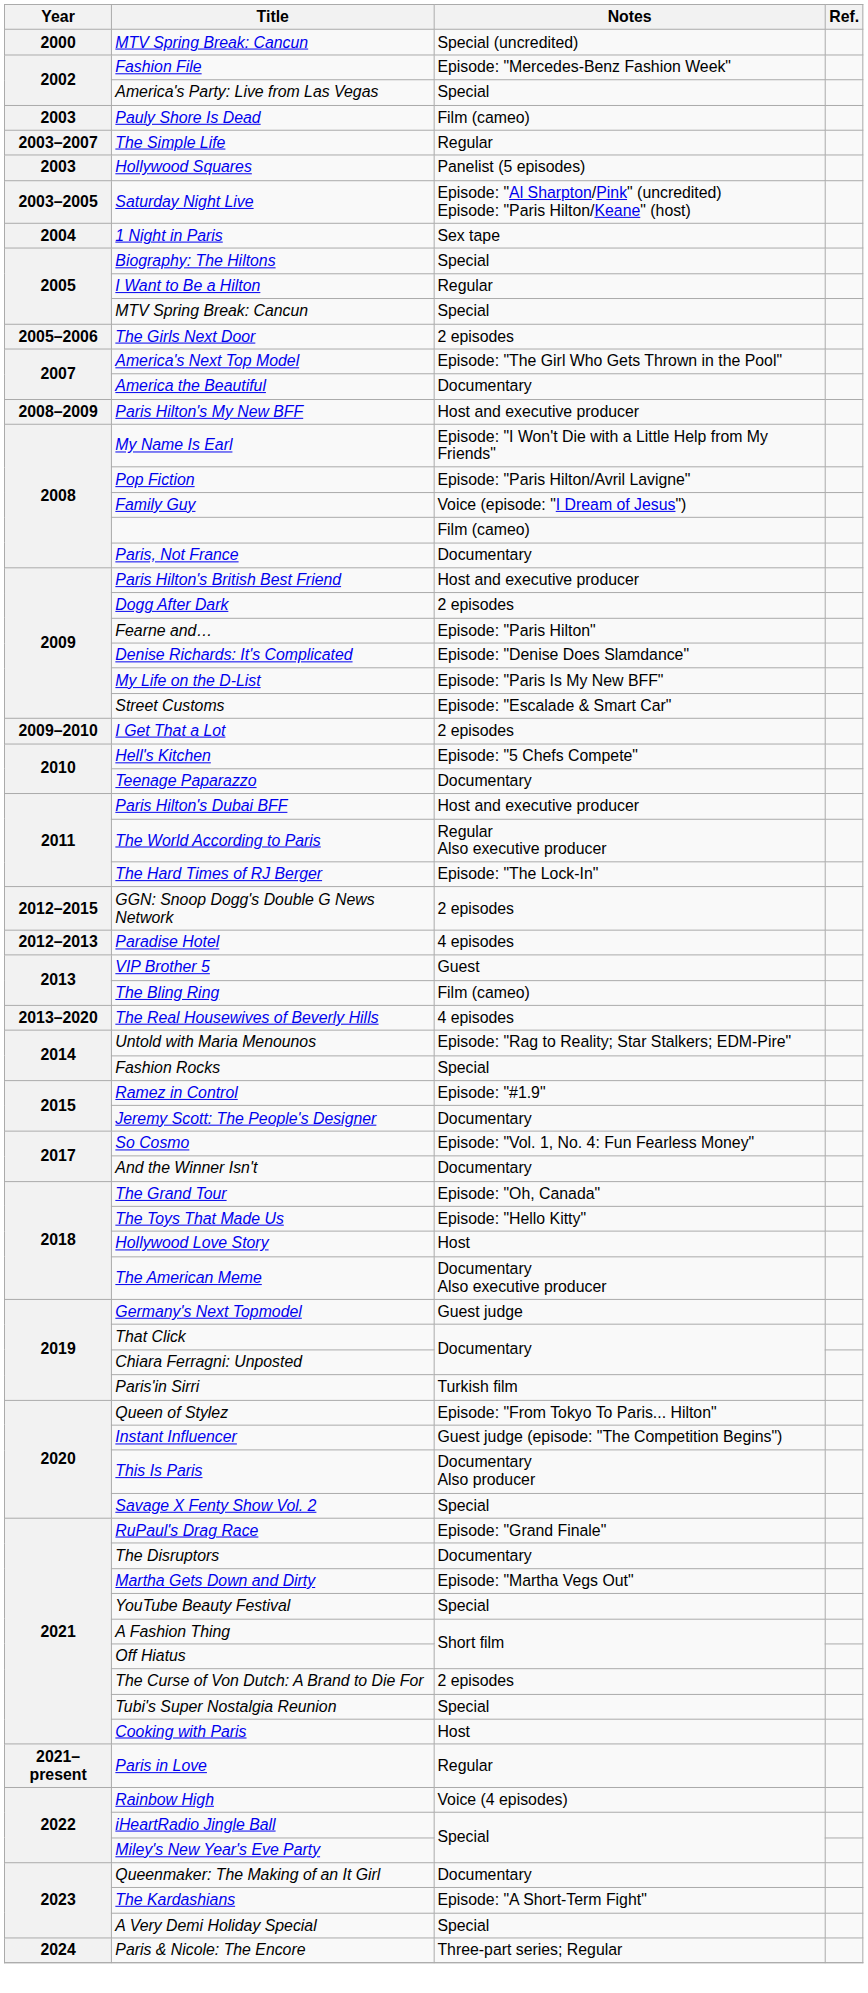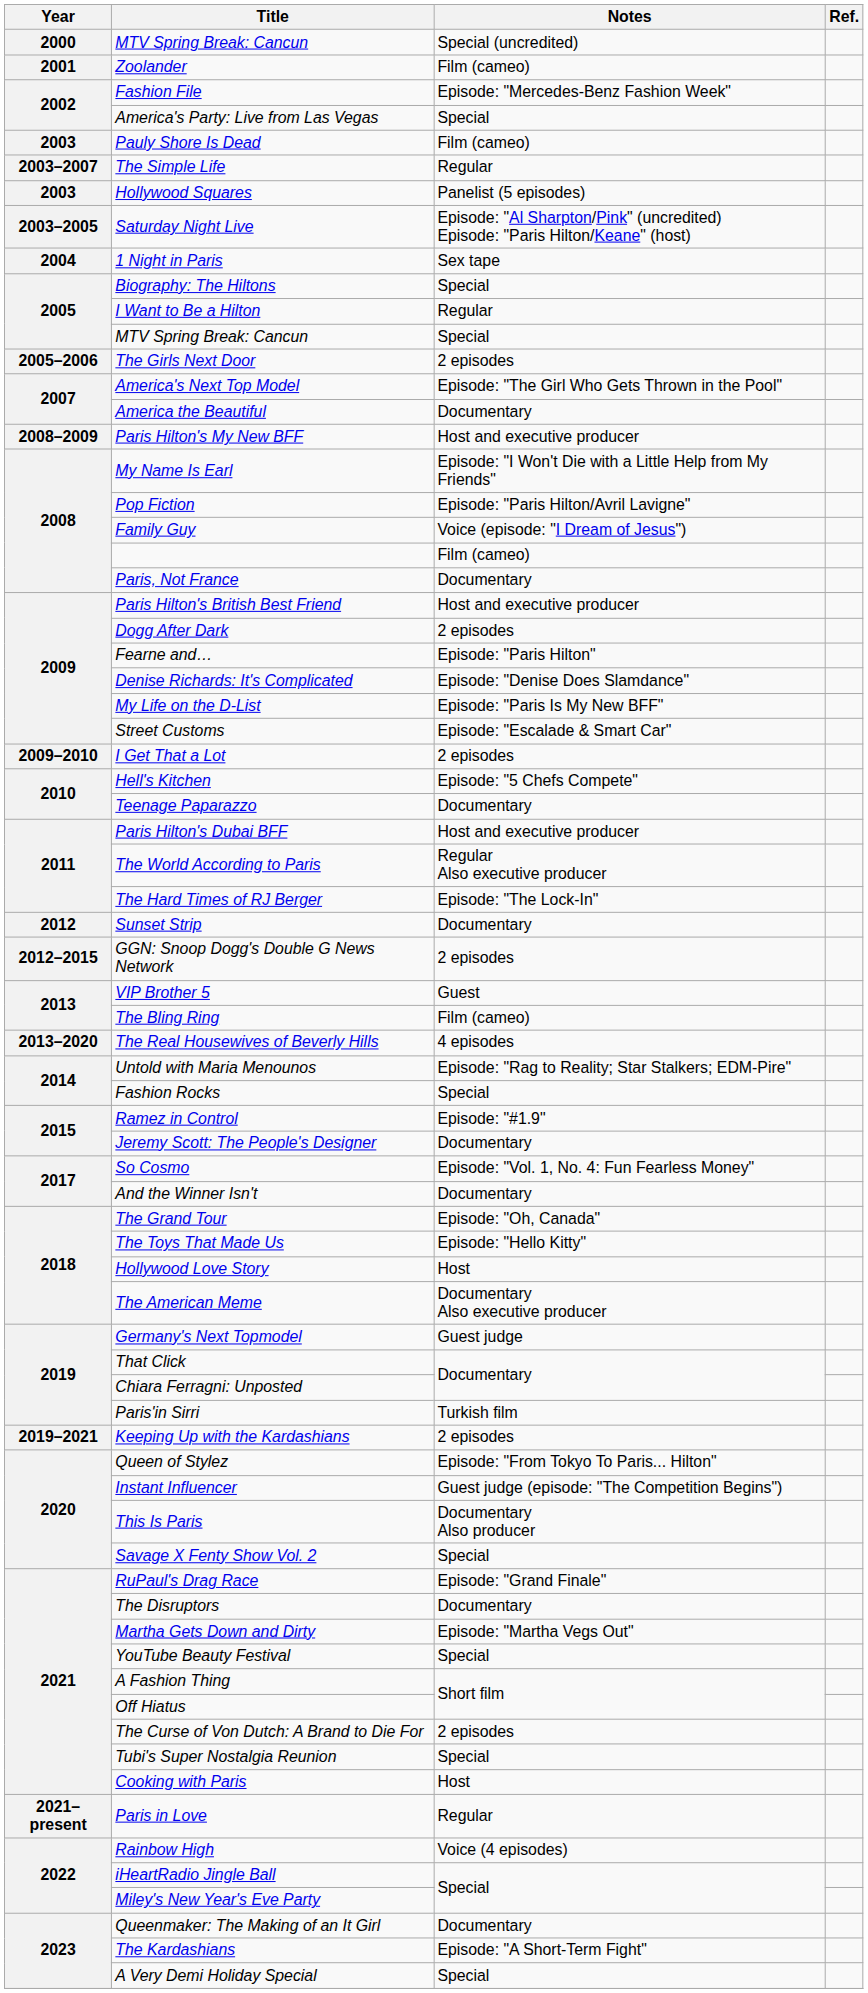+ row: (151, 67)
+ row: (159, 924)
- row: (167, 942)
+ row: (232, 1437)
- row: (210, 1950)
